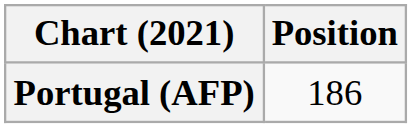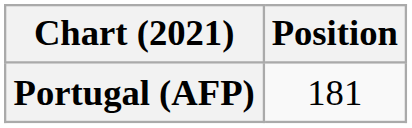(335, 91) 186 -> (335, 91) 181
